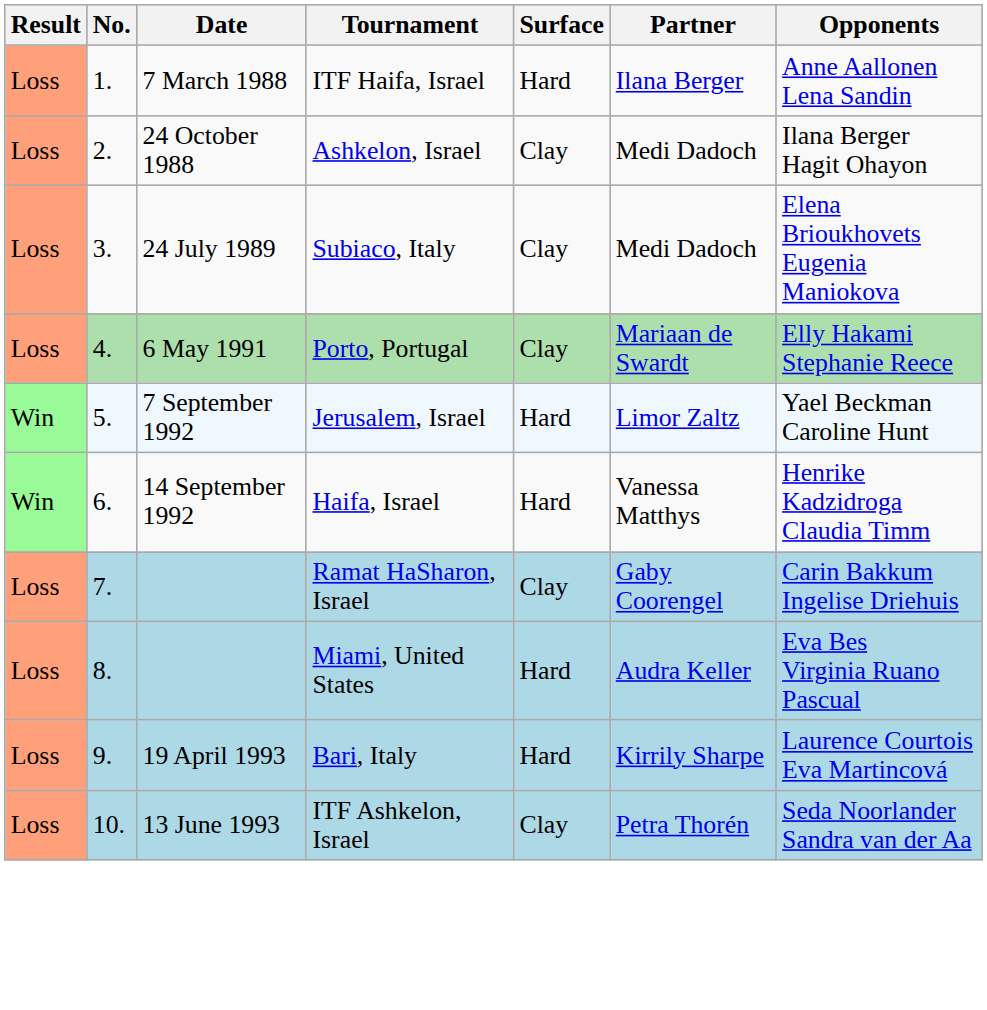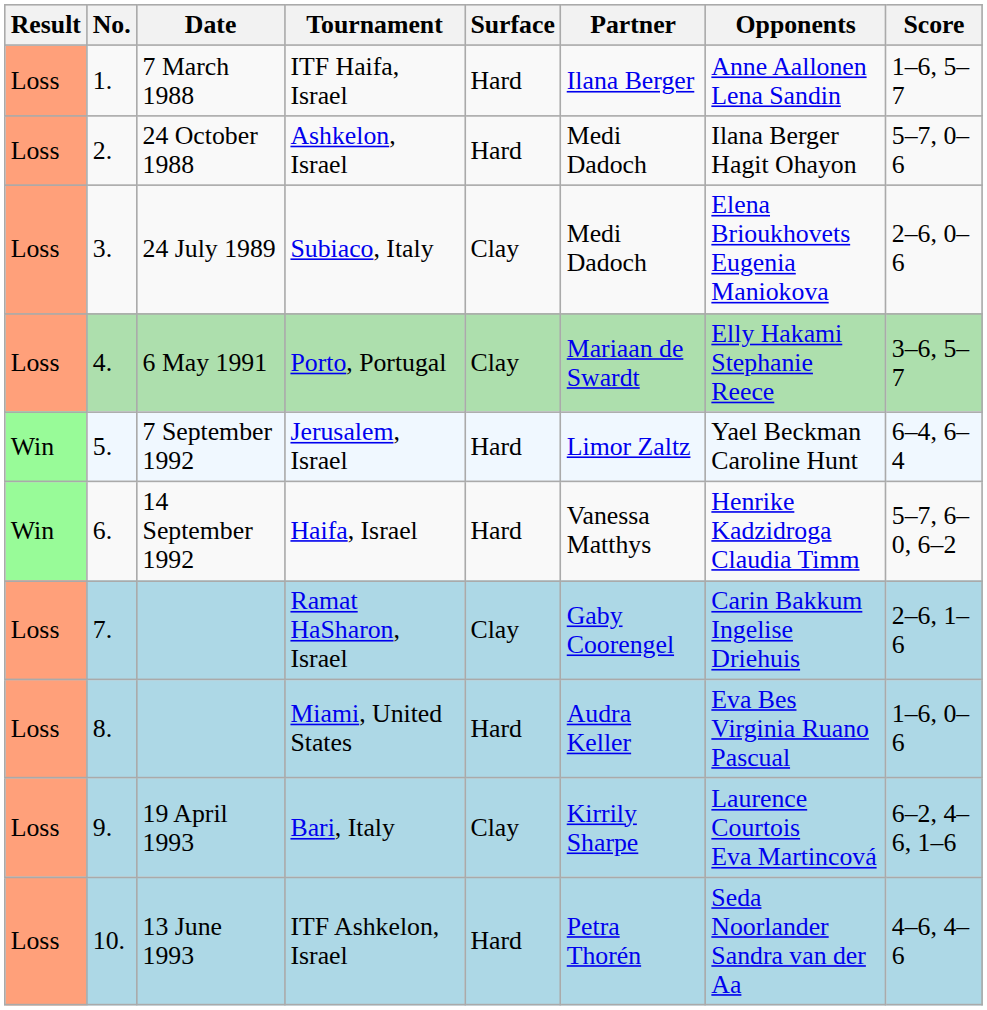+ column: (934, 24)
(544, 150) Clay -> (496, 150) Hard
(545, 754) Hard -> (495, 827) Clay
(544, 824) Clay -> (496, 940) Hard
